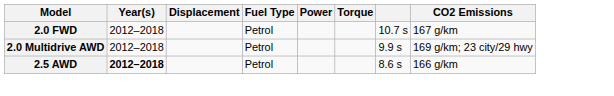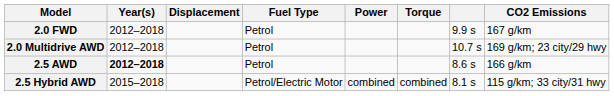(393, 30) 10.7 s -> (464, 30) 9.9 s
(390, 47) 9.9 s -> (467, 47) 10.7 s
+ row: (56, 82)
